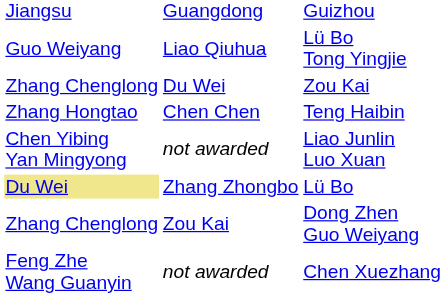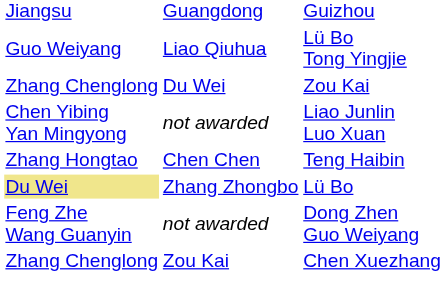rows swapped: (354, 112) <-> (349, 149)
(82, 223) Zhang Chenglong -> (69, 223) Feng Zhe Wang Guanyin
(196, 223) Zou Kai -> (216, 223) not awarded
(69, 271) Feng Zhe Wang Guanyin -> (82, 260) Zhang Chenglong
(216, 271) not awarded -> (196, 260) Zou Kai
